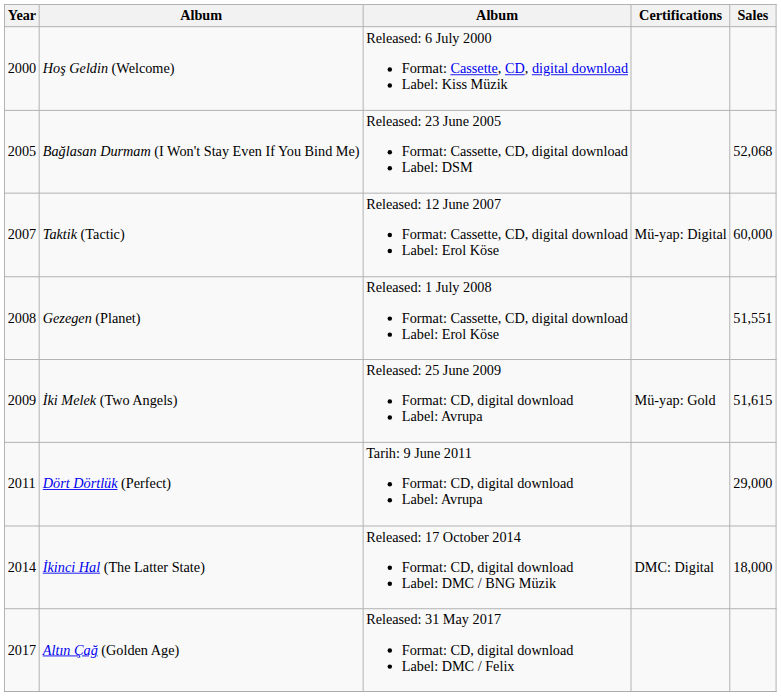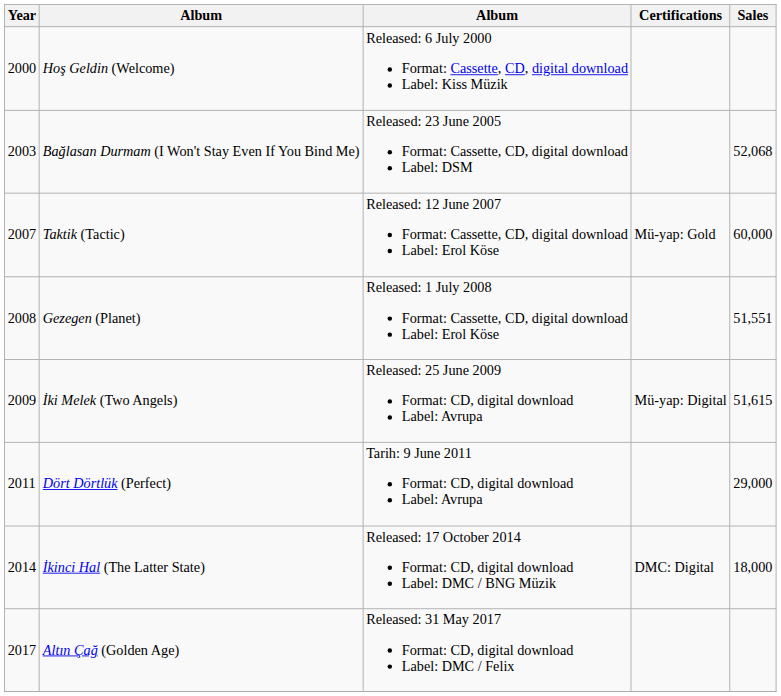(22, 151) 2005 -> (22, 151) 2003
(681, 234) Mü-yap: Digital -> (675, 234) Mü-yap: Gold
(675, 401) Mü-yap: Gold -> (681, 401) Mü-yap: Digital
